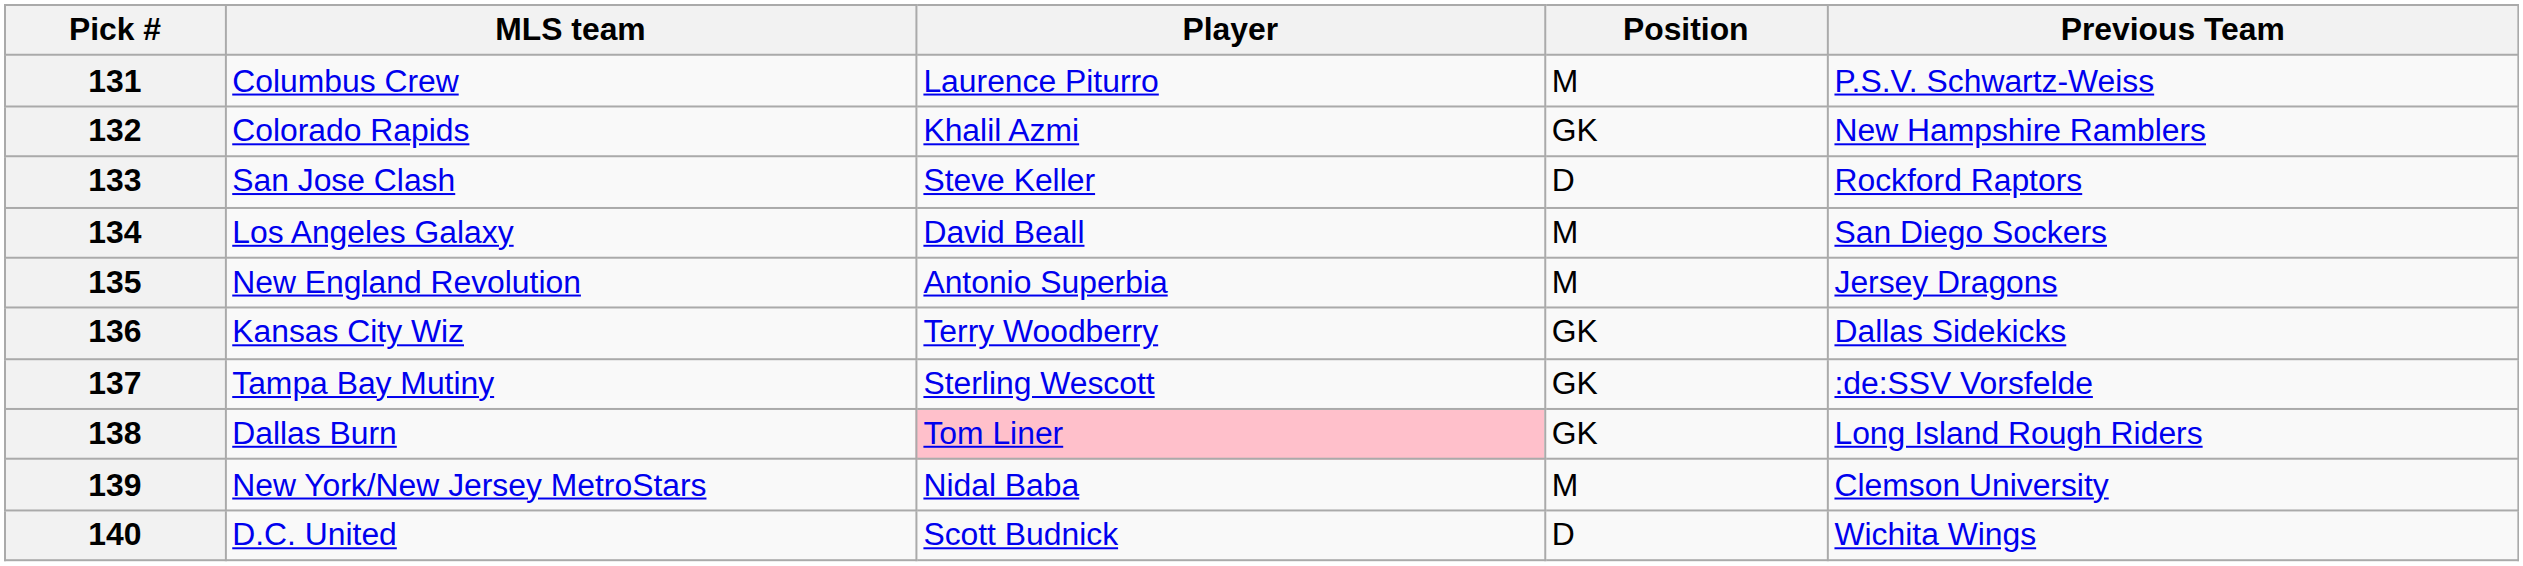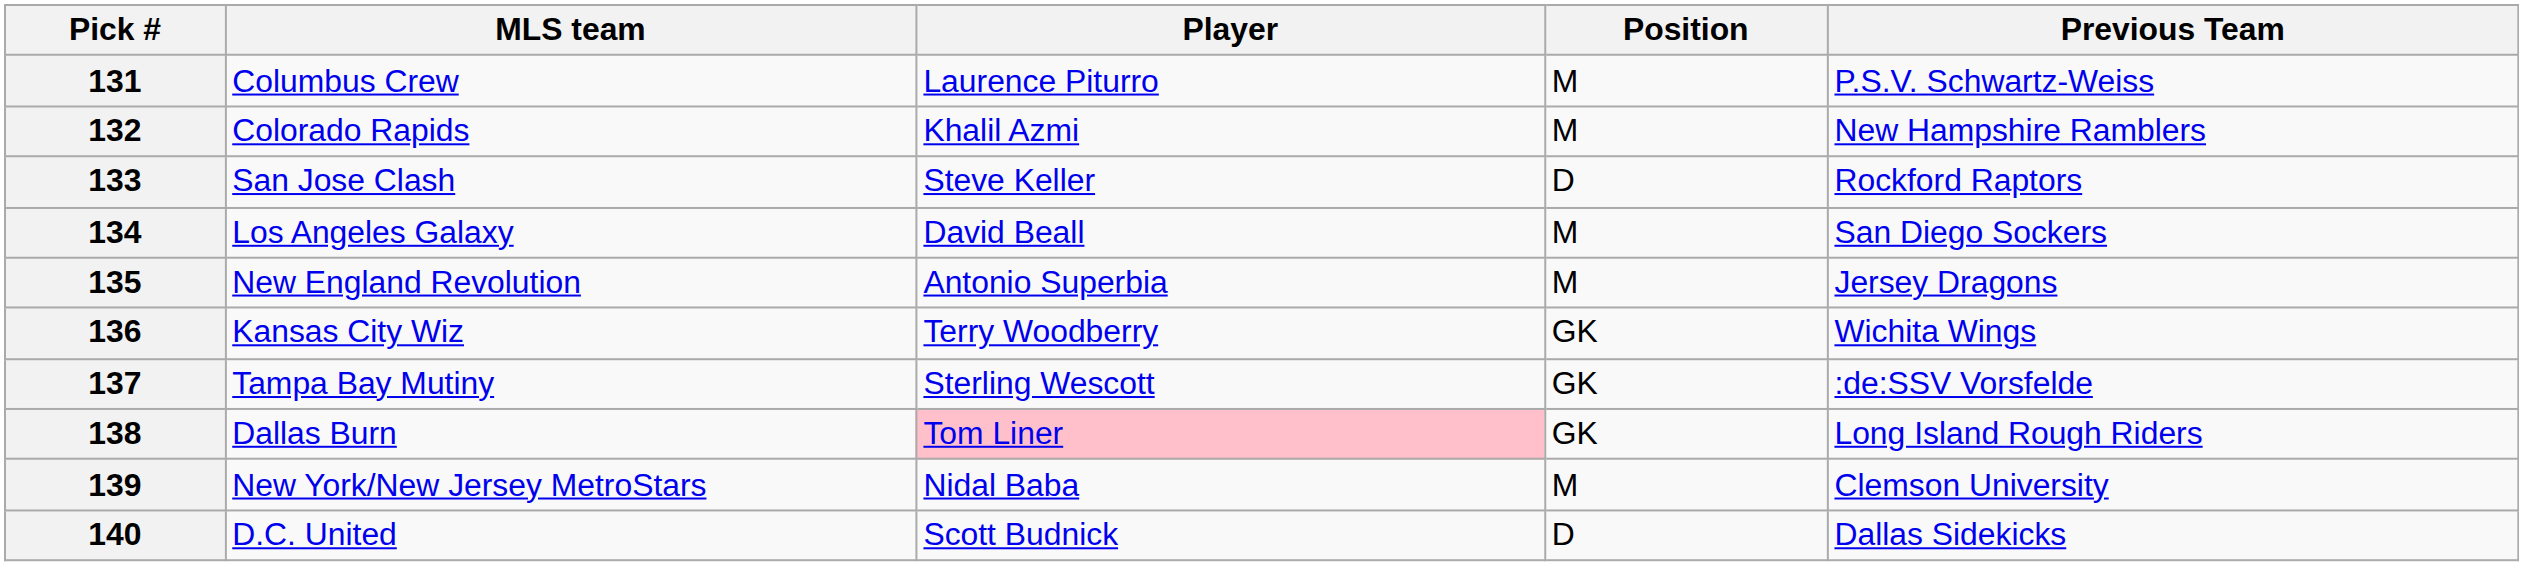(1575, 130) GK -> (1565, 130) M
(1950, 332) Dallas Sidekicks -> (1935, 332) Wichita Wings
(1935, 534) Wichita Wings -> (1950, 534) Dallas Sidekicks
